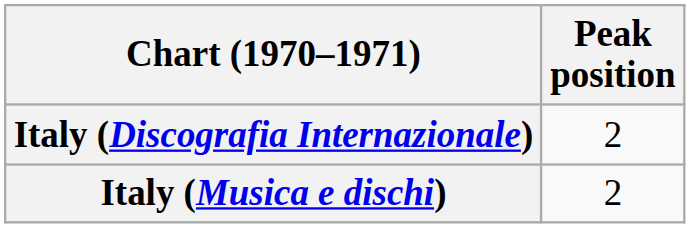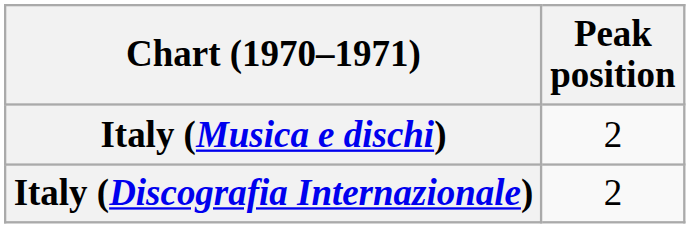rows swapped: (273, 134) <-> (273, 192)
